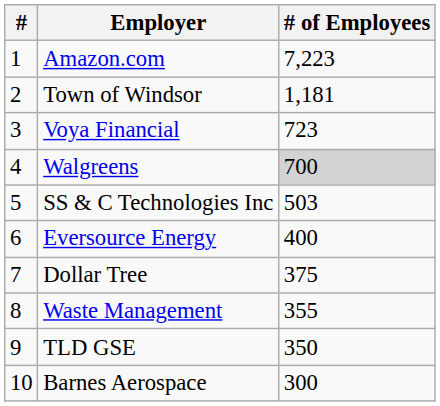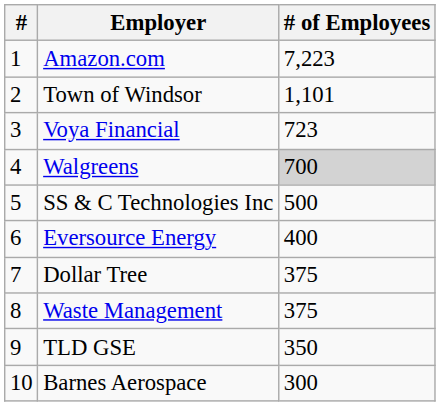(309, 94) 1,181 -> (309, 94) 1,101
(301, 202) 503 -> (301, 202) 500
(301, 310) 355 -> (301, 310) 375
